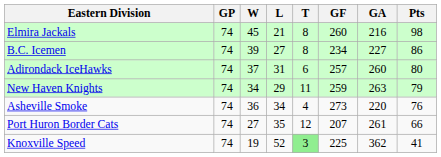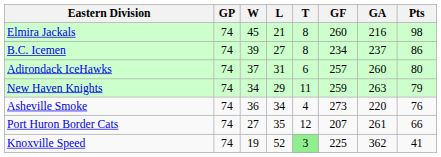(377, 50) 227 -> (377, 50) 237
